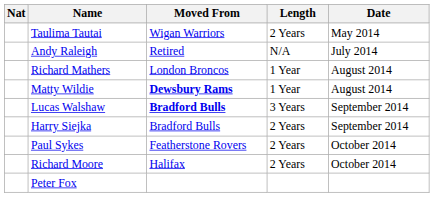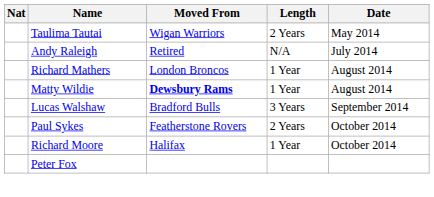(187, 107) bold -> (185, 107) normal
- row: (61, 126)
(287, 164) 2 Years -> (285, 145) 1 Year
